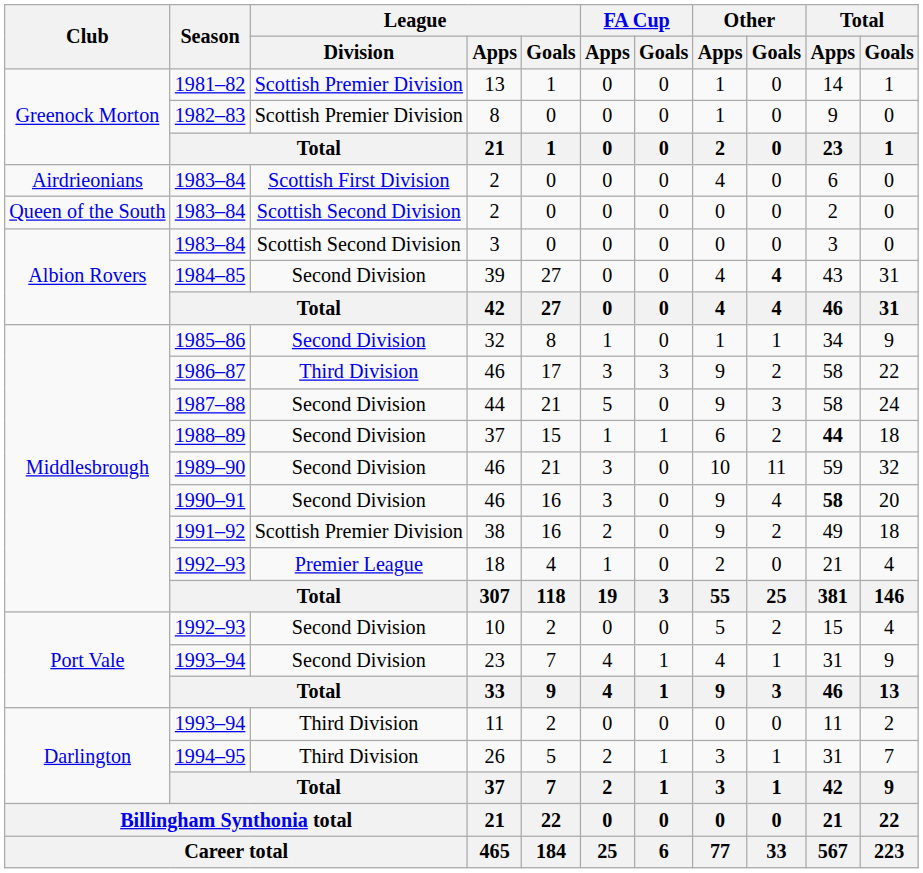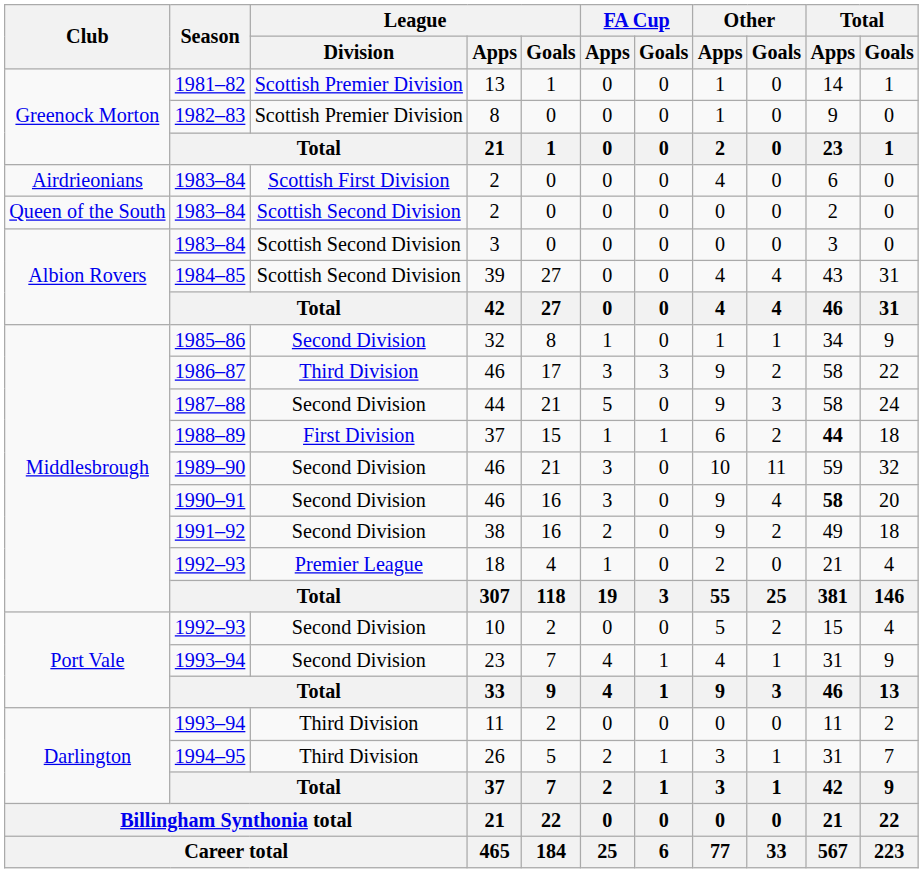(359, 276) Second Division -> (359, 276) Scottish Second Division
(776, 276) bold -> (776, 276) normal
(359, 436) Second Division -> (359, 436) First Division
(359, 532) Scottish Premier Division -> (359, 532) Second Division
